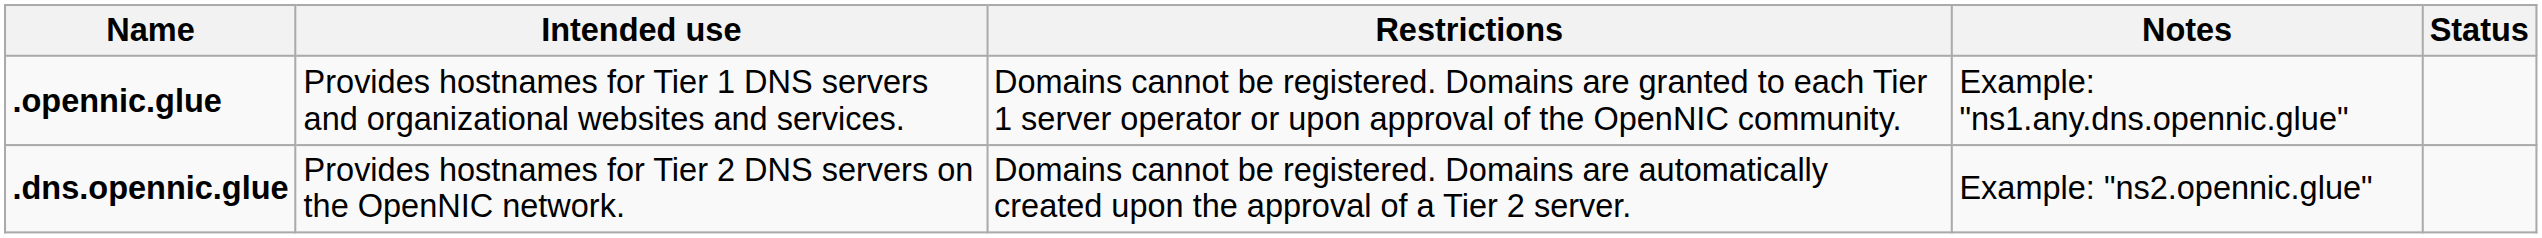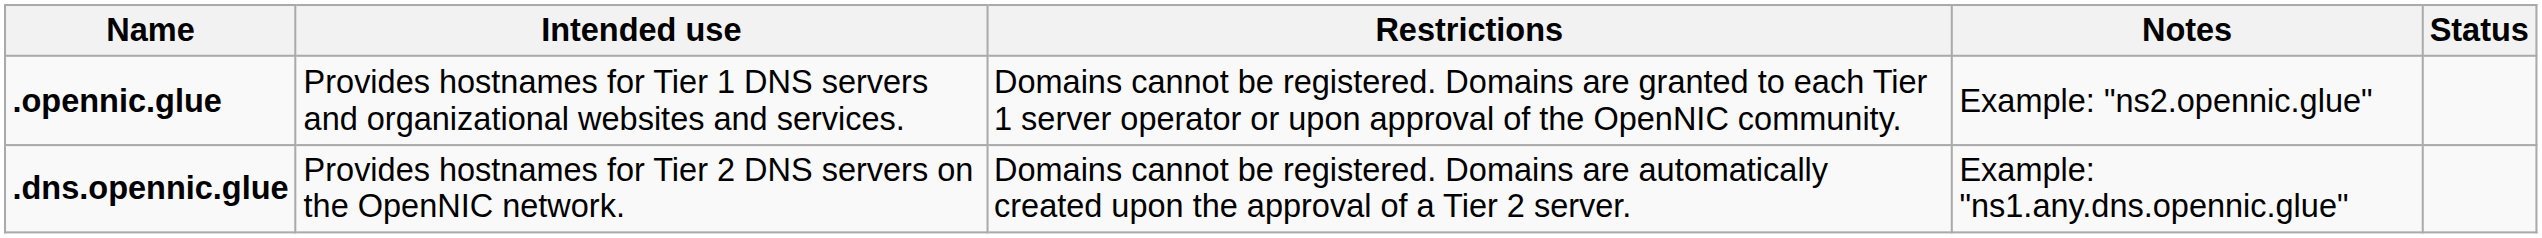(2154, 100) Example: "ns1.any.dns.opennic.glue" -> (2166, 100) Example: "ns2.opennic.glue"
(2166, 188) Example: "ns2.opennic.glue" -> (2154, 188) Example: "ns1.any.dns.opennic.glue"
